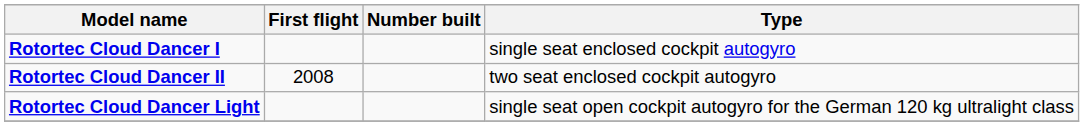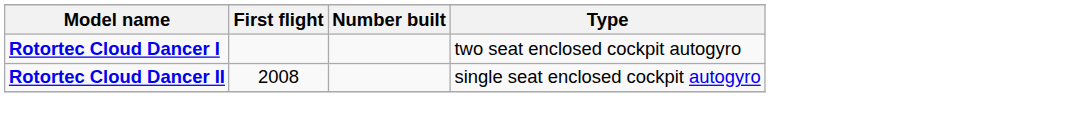(642, 49) single seat enclosed cockpit autogyro -> (598, 49) two seat enclosed cockpit autogyro
(633, 78) two seat enclosed cockpit autogyro -> (608, 78) single seat enclosed cockpit autogyro
- row: (134, 107)
